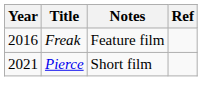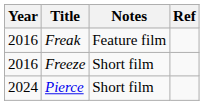+ row: (65, 64)
(23, 64) 2021 -> (23, 87) 2024
